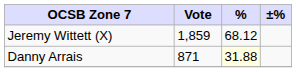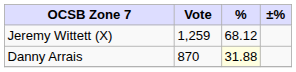(194, 35) 1,859 -> (194, 35) 1,259
(188, 56) 871 -> (188, 56) 870
